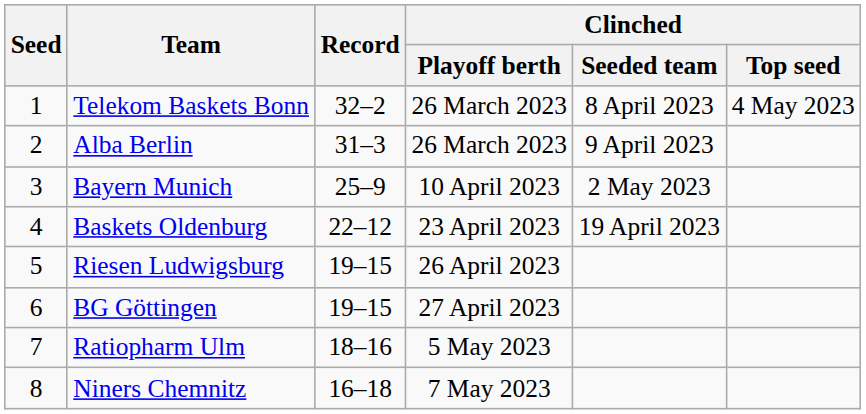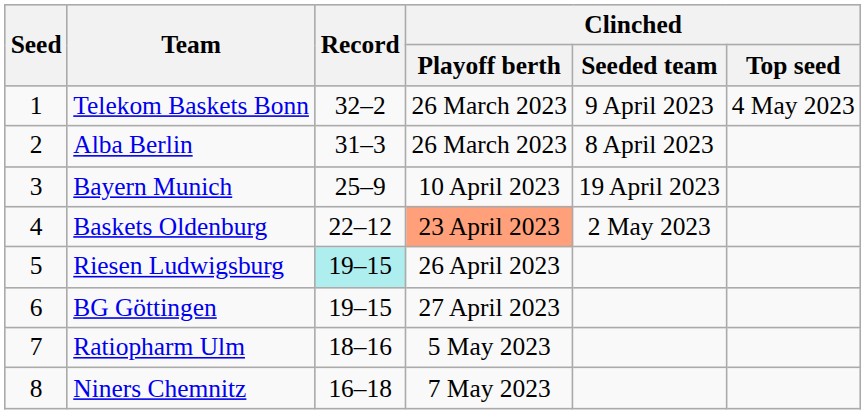(649, 105) 8 April 2023 -> (649, 105) 9 April 2023
(649, 145) 9 April 2023 -> (649, 145) 8 April 2023
(649, 186) 2 May 2023 -> (649, 186) 19 April 2023
(489, 226) no background -> (489, 226) lightsalmon background
(649, 226) 19 April 2023 -> (649, 226) 2 May 2023
(360, 266) no background -> (360, 266) paleturquoise background
